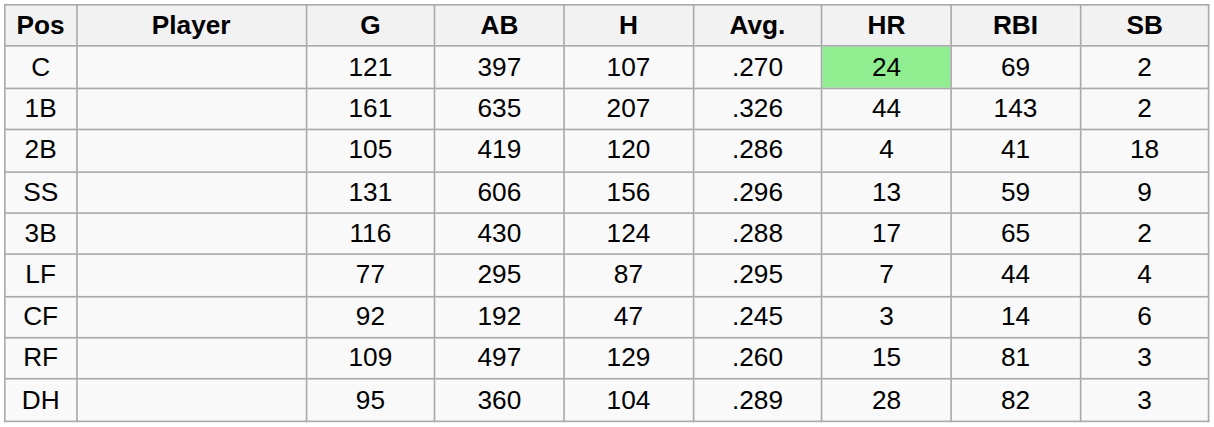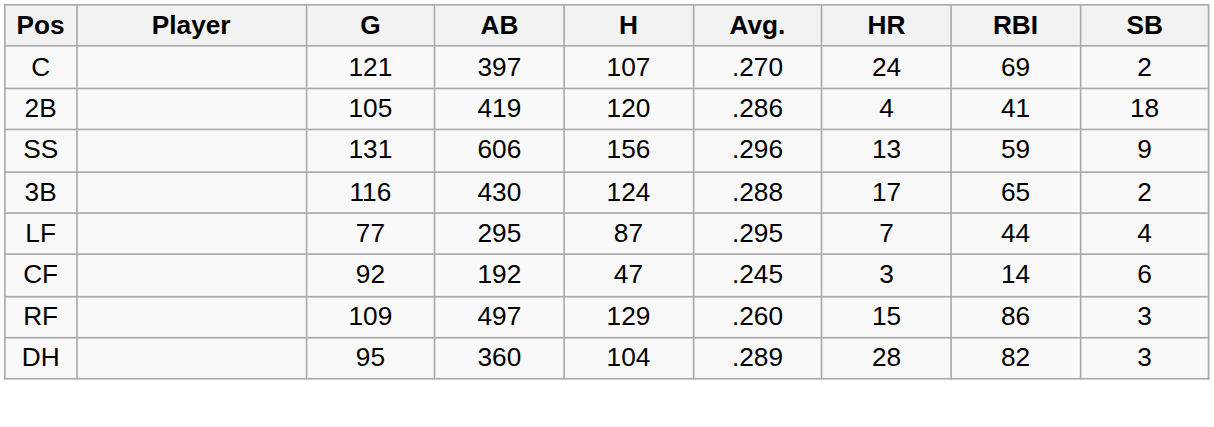(886, 66) lightgreen background -> (886, 66) no background
- row: (41, 108)
(1016, 358) 81 -> (1016, 316) 86
